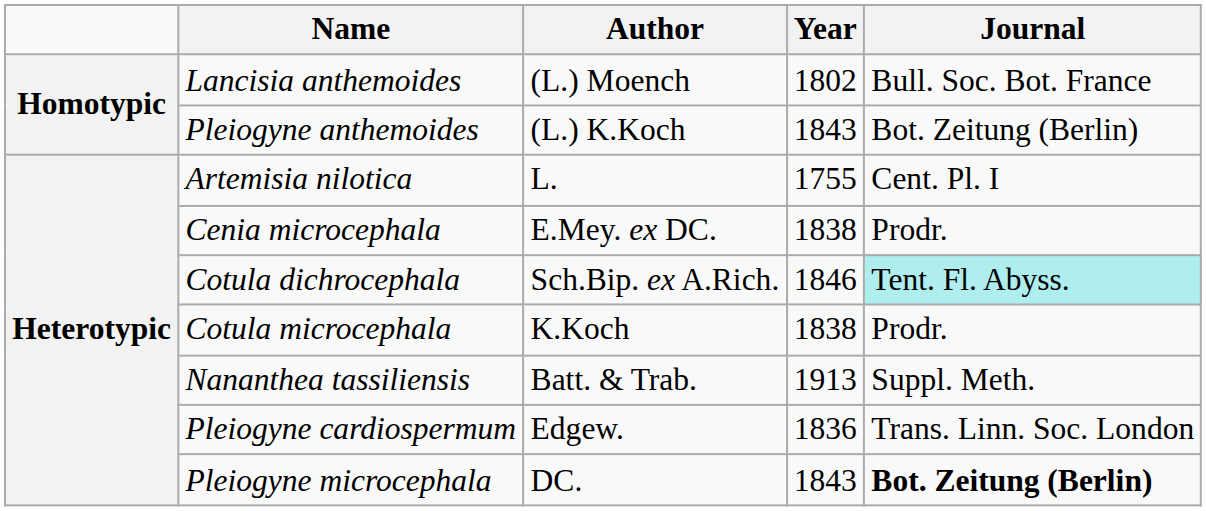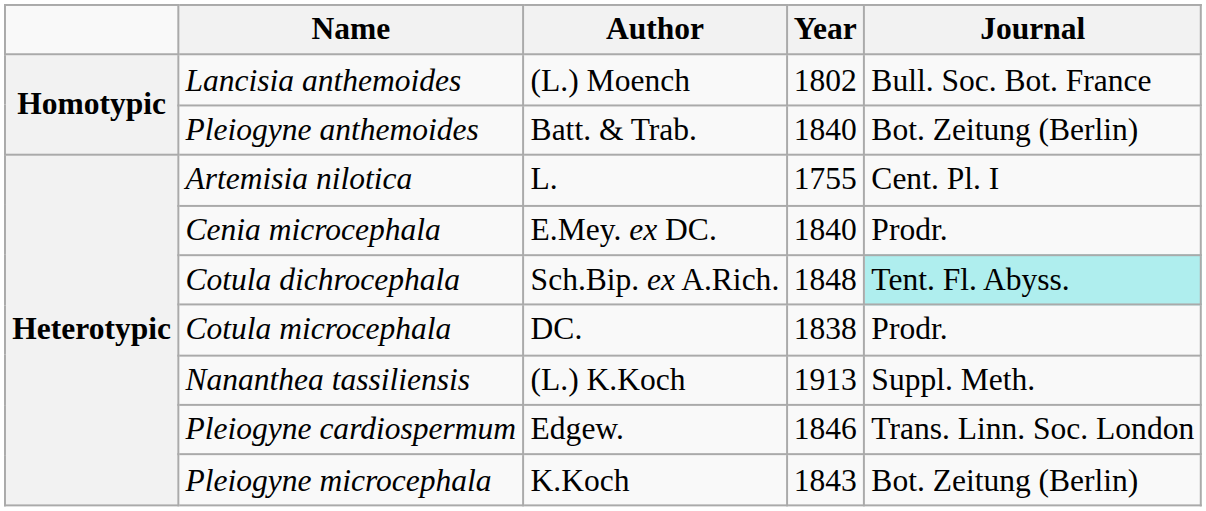(608, 129) (L.) K.Koch -> (614, 129) Batt. & Trab.
(825, 129) 1843 -> (825, 129) 1840
(825, 229) 1838 -> (825, 229) 1840
(825, 279) 1846 -> (825, 279) 1848
(580, 329) K.Koch -> (556, 329) DC.
(614, 379) Batt. & Trab. -> (608, 379) (L.) K.Koch
(825, 429) 1836 -> (825, 429) 1846
(556, 479) DC. -> (580, 479) K.Koch
(1012, 479) bold -> (1005, 479) normal
